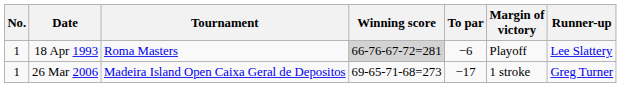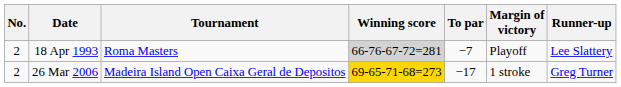(17, 51) 1 -> (17, 51) 2
(466, 51) −6 -> (466, 51) −7
(17, 72) 1 -> (17, 72) 2
(397, 72) no background -> (397, 72) gold background
